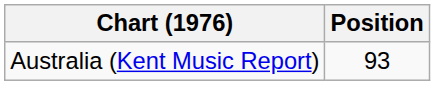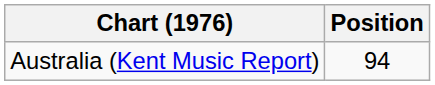(377, 60) 93 -> (377, 60) 94
